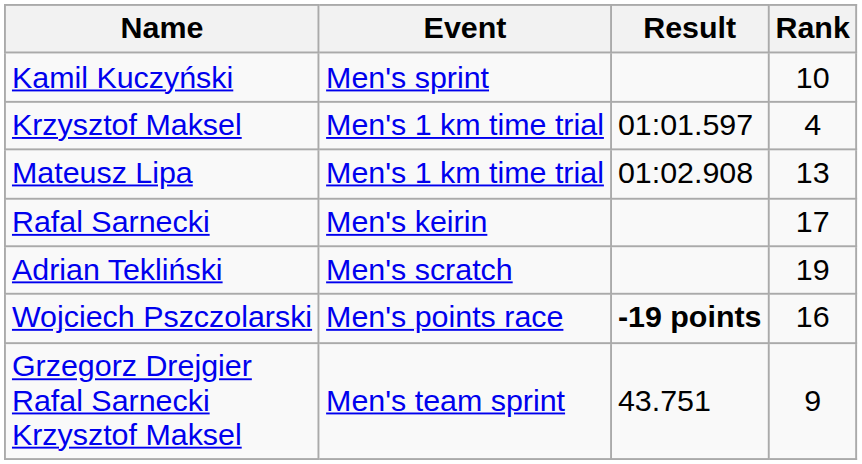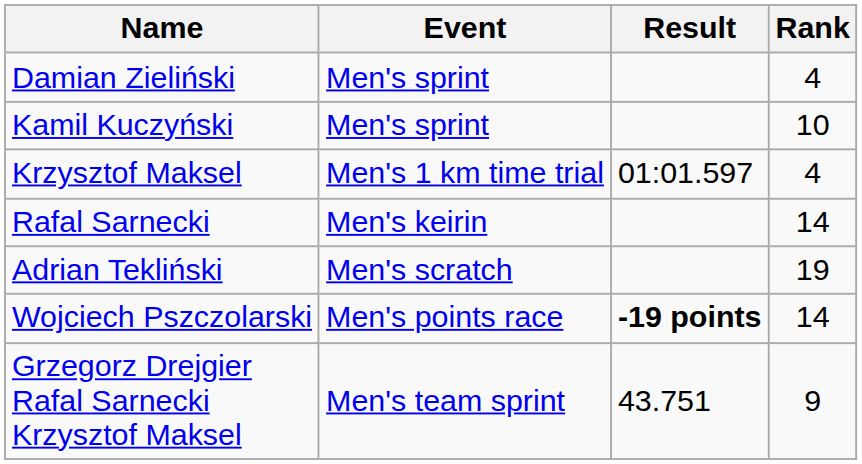+ row: (123, 76)
- row: (102, 173)
(813, 221) 17 -> (813, 221) 14
(813, 317) 16 -> (813, 317) 14
